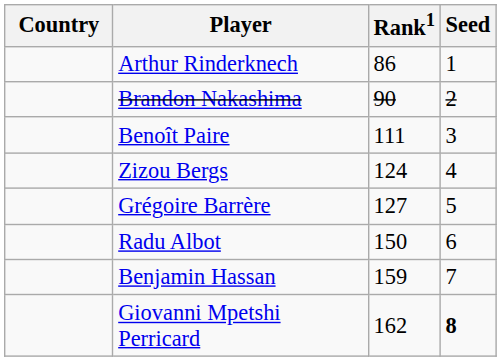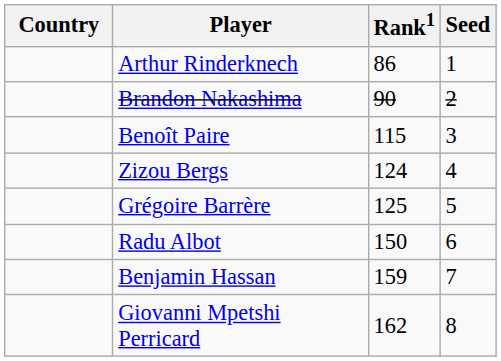(389, 134) 111 -> (390, 134) 115
(390, 205) 127 -> (390, 205) 125
(451, 325) bold -> (451, 325) normal
